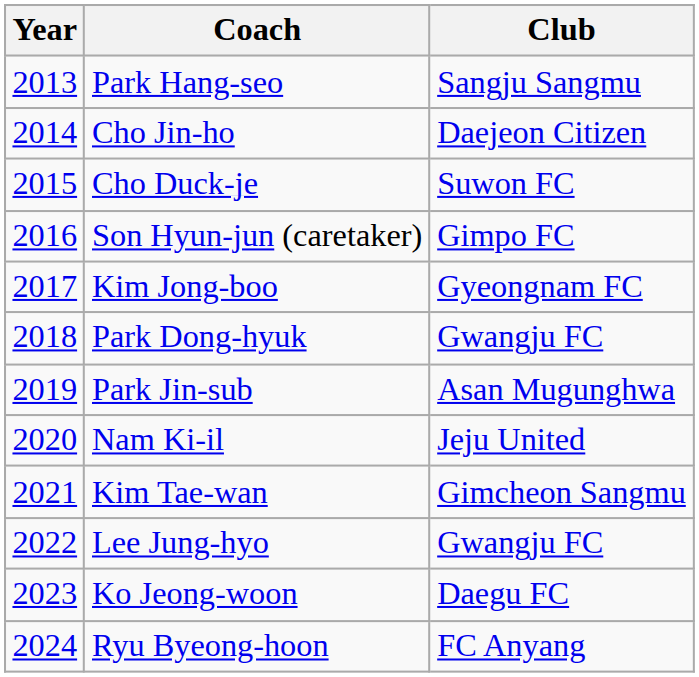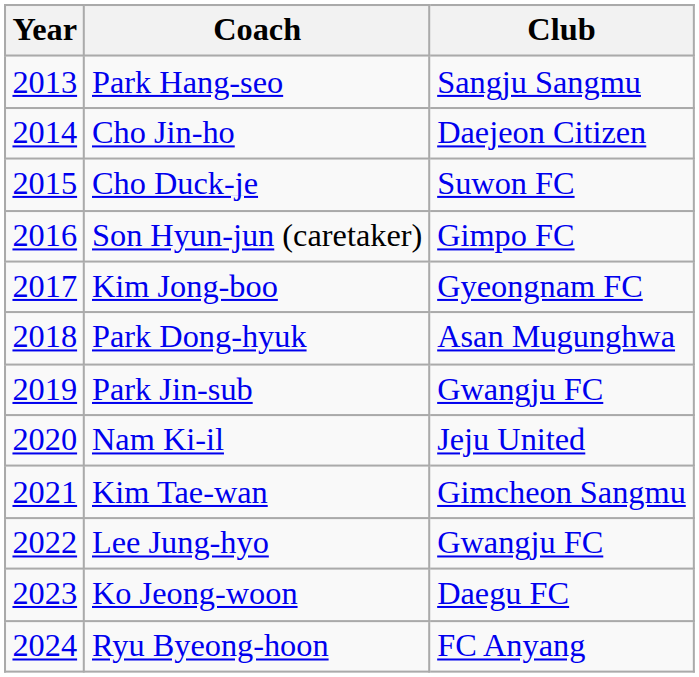(520, 337) Gwangju FC -> (556, 337) Asan Mugunghwa
(556, 388) Asan Mugunghwa -> (520, 388) Gwangju FC
